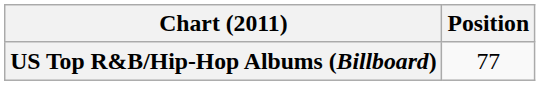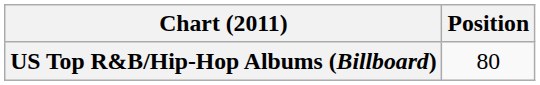(488, 60) 77 -> (488, 60) 80
